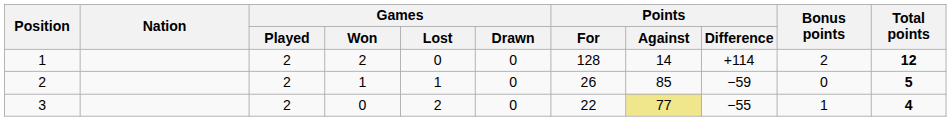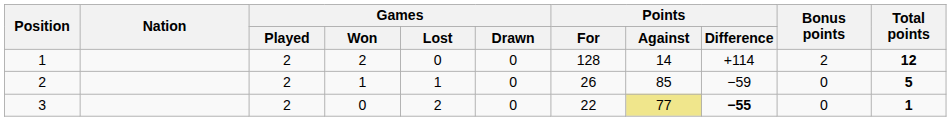(739, 104) normal -> (739, 104) bold
(824, 104) 1 -> (824, 104) 0
(909, 104) 4 -> (909, 104) 1
